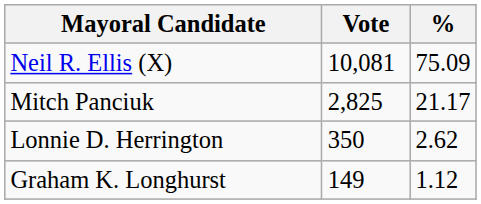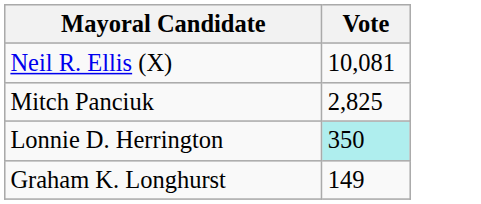- column: (443, 23)
(346, 140) no background -> (346, 140) paleturquoise background
